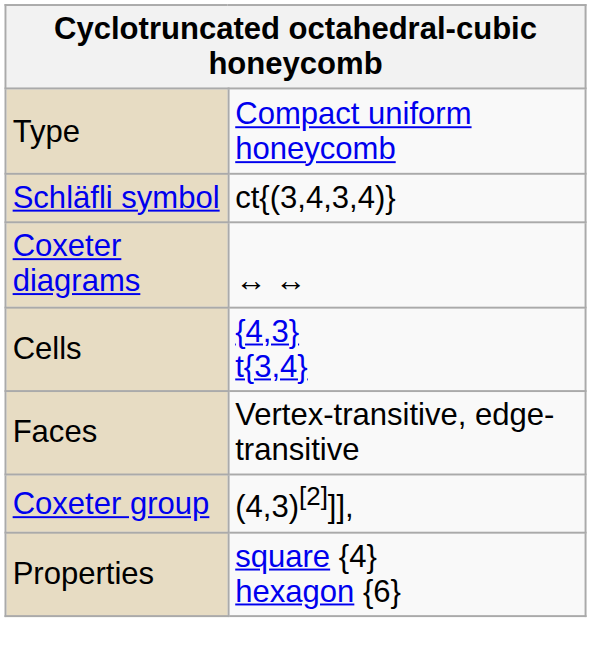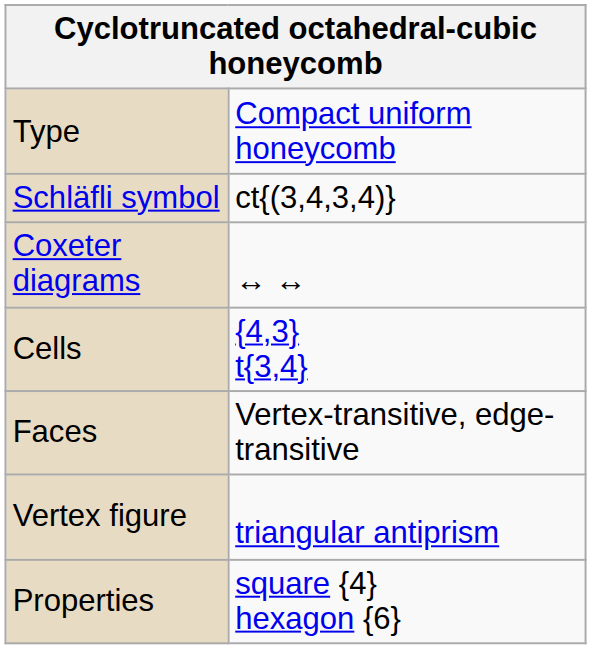+ row: (100, 516)
- row: (111, 503)
